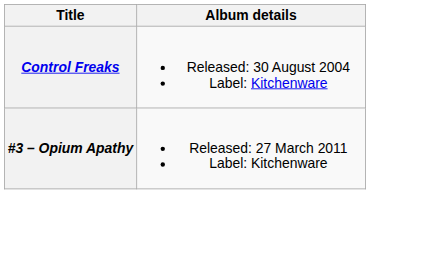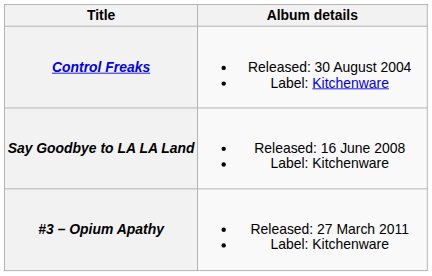+ row: (101, 148)
